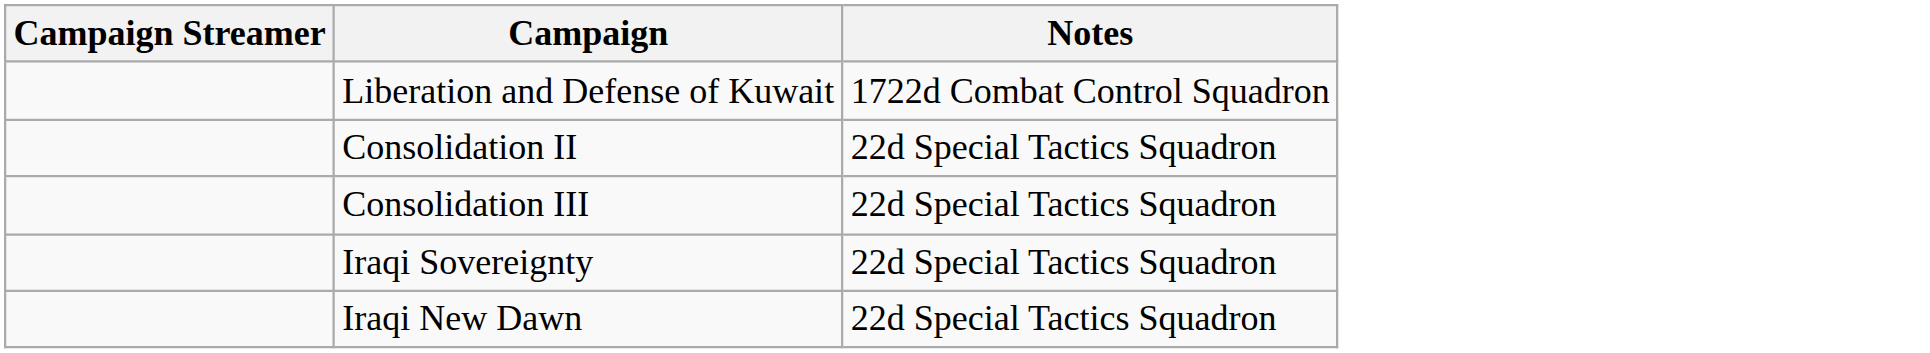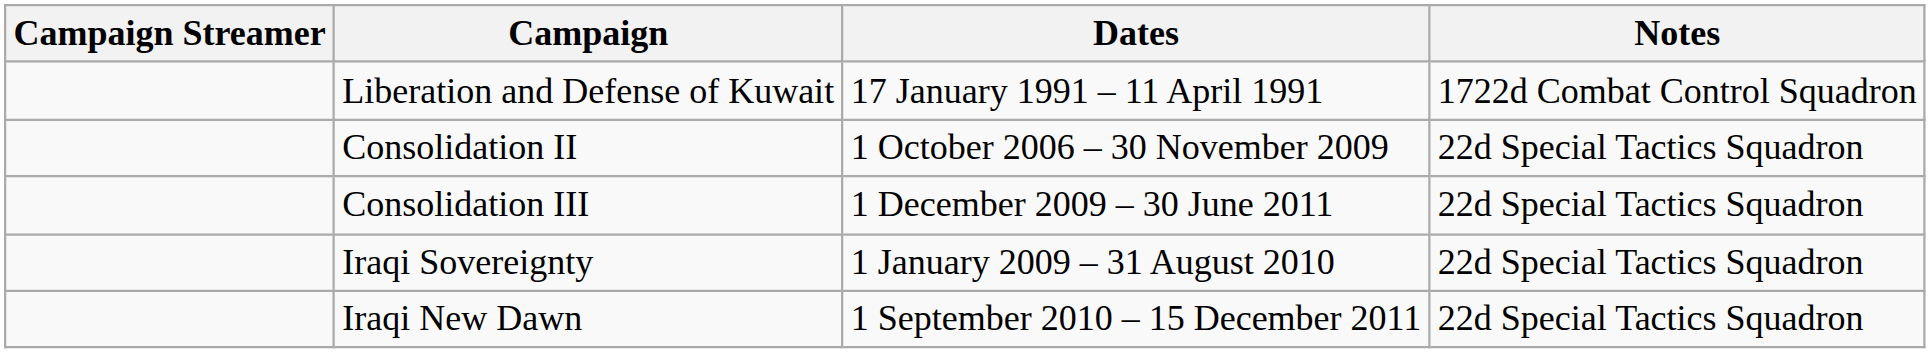+ column: (1136, 33)
